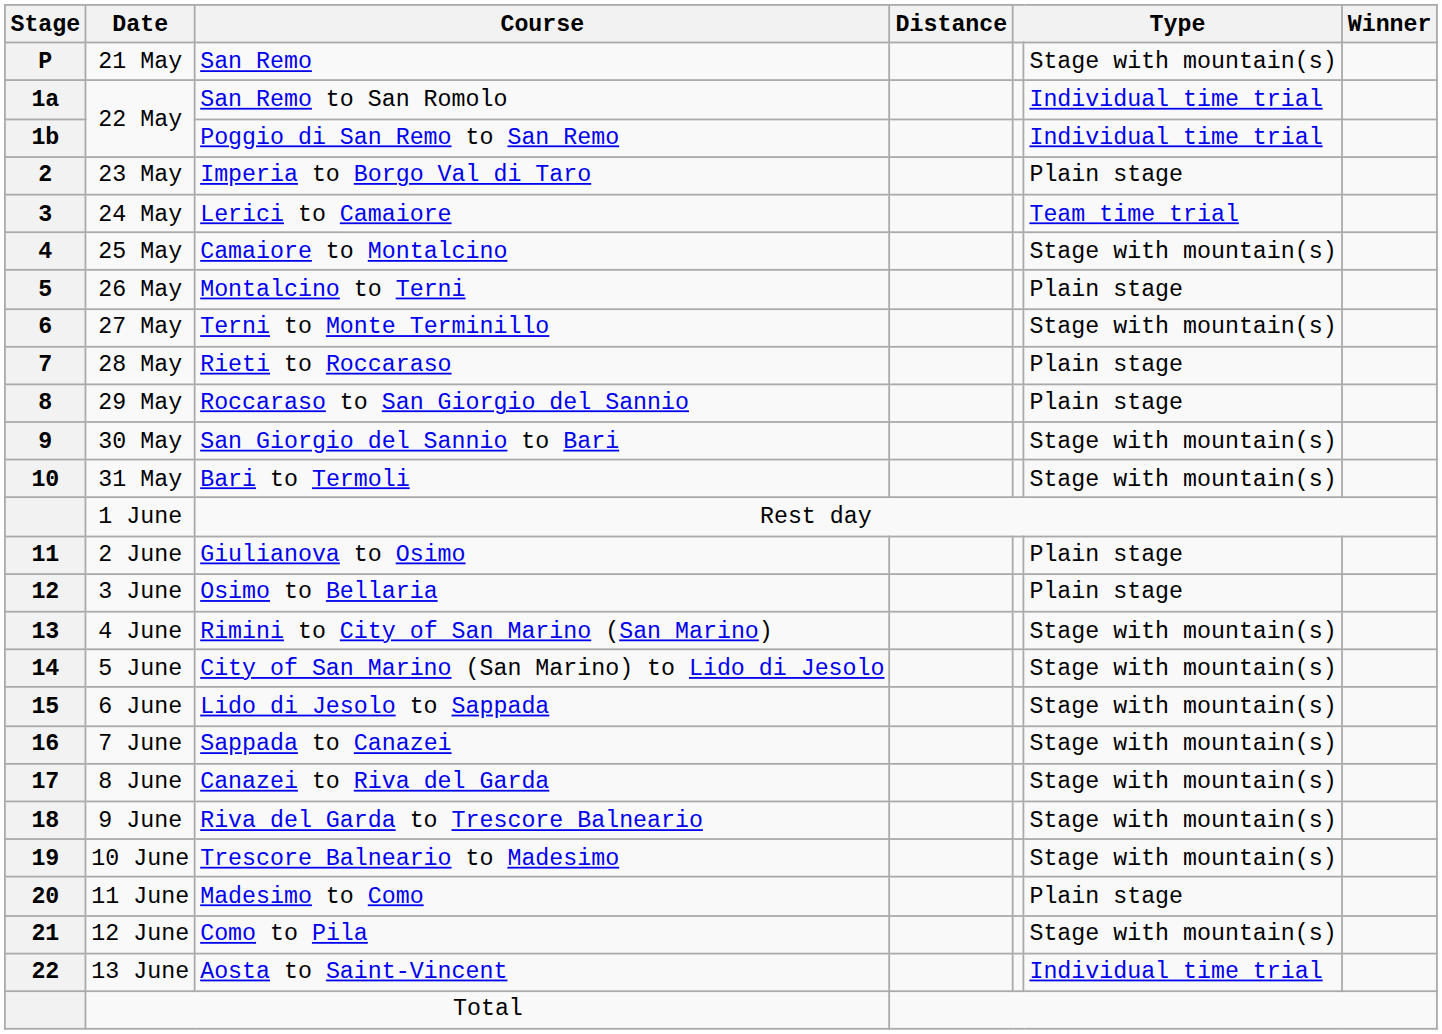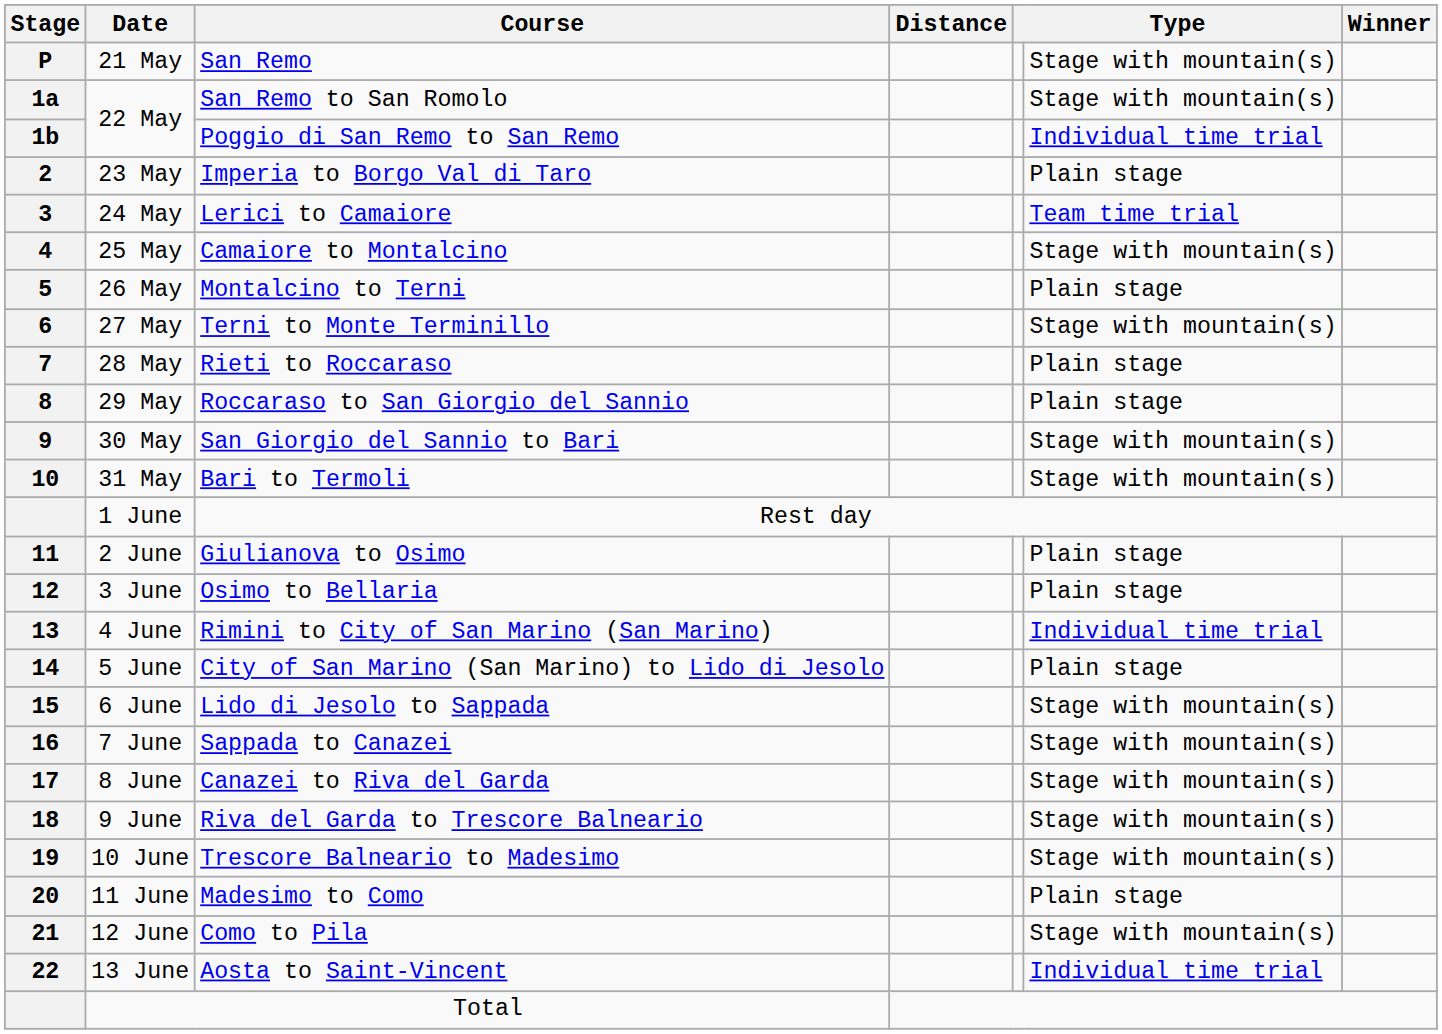(1176, 100) Individual time trial -> (1183, 100) Stage with mountain(s)
(1183, 631) Stage with mountain(s) -> (1176, 631) Individual time trial
(1183, 669) Stage with mountain(s) -> (1106, 669) Plain stage
